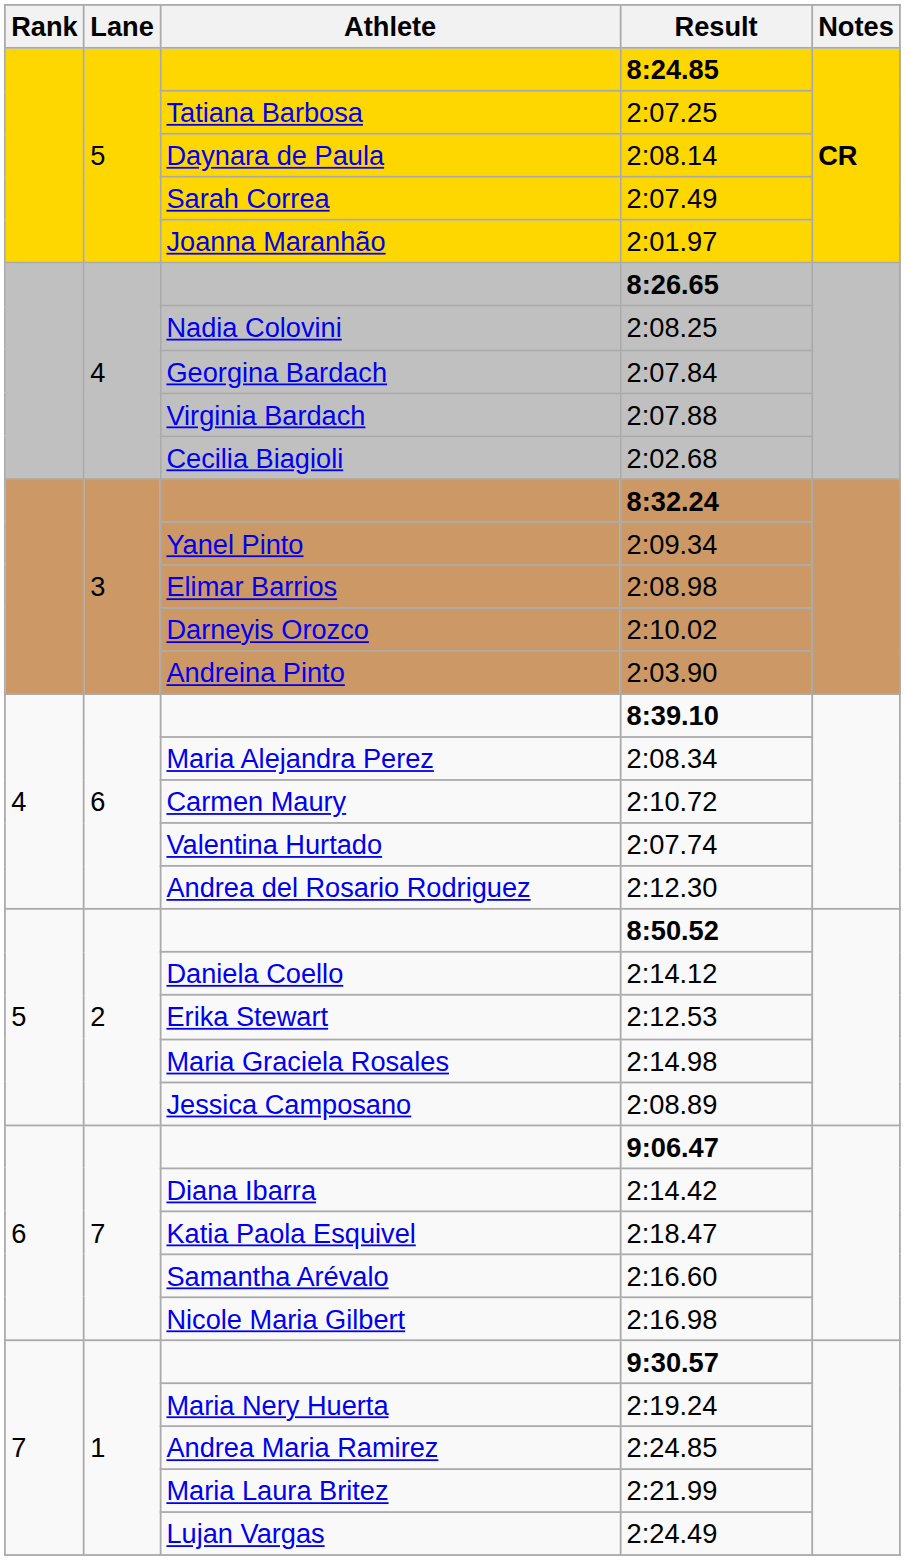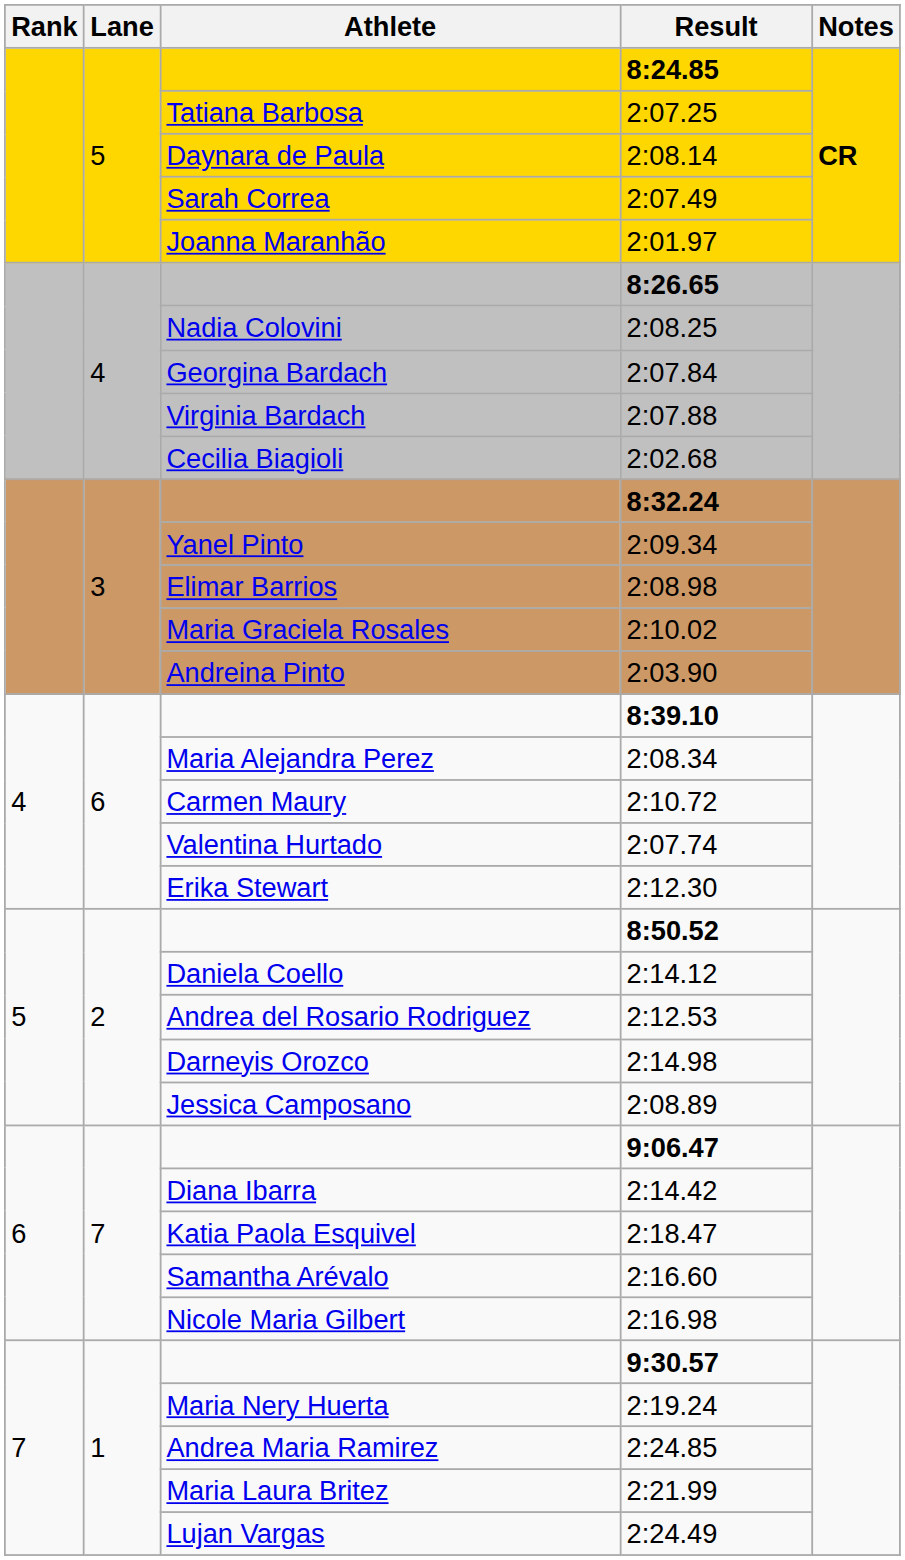(268, 630) Darneyis Orozco -> (308, 630) Maria Graciela Rosales
(349, 888) Andrea del Rosario Rodriguez -> (247, 888) Erika Stewart
(247, 1017) Erika Stewart -> (349, 1017) Andrea del Rosario Rodriguez
(308, 1060) Maria Graciela Rosales -> (268, 1060) Darneyis Orozco
